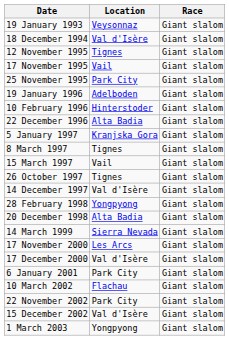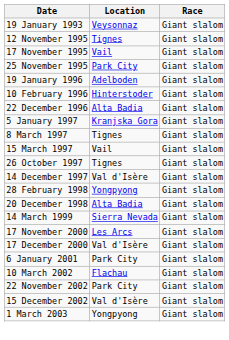- row: (47, 39)
